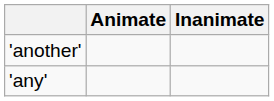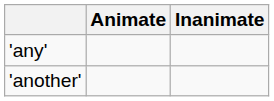rows swapped: (28, 80) <-> (45, 50)
